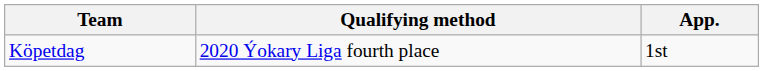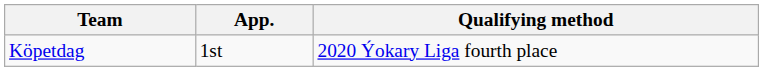columns swapped: (418, 19) <-> (700, 19)
